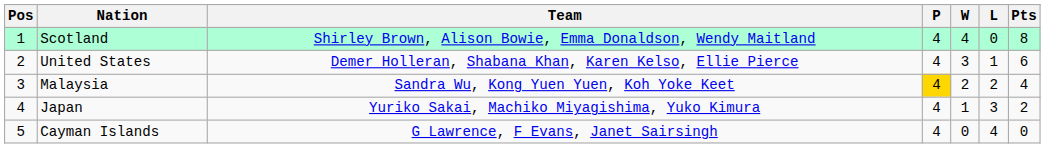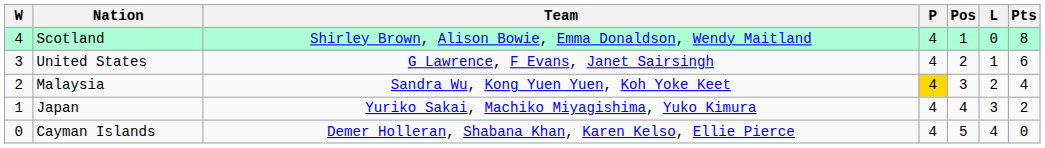columns swapped: (21, 16) <-> (965, 16)
(565, 62) Demer Holleran, Shabana Khan, Karen Kelso, Ellie Pierce -> (561, 62) G Lawrence, F Evans, Janet Sairsingh
(565, 132) G Lawrence, F Evans, Janet Sairsingh -> (561, 132) Demer Holleran, Shabana Khan, Karen Kelso, Ellie Pierce
